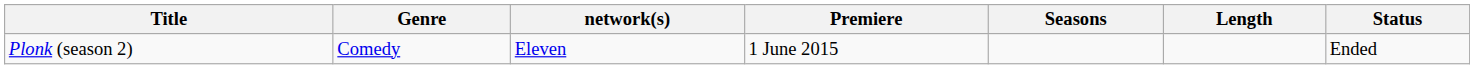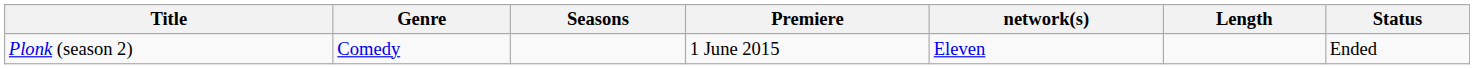columns swapped: (627, 19) <-> (1076, 19)
